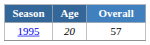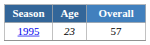(70, 31) 20 -> (70, 31) 23
